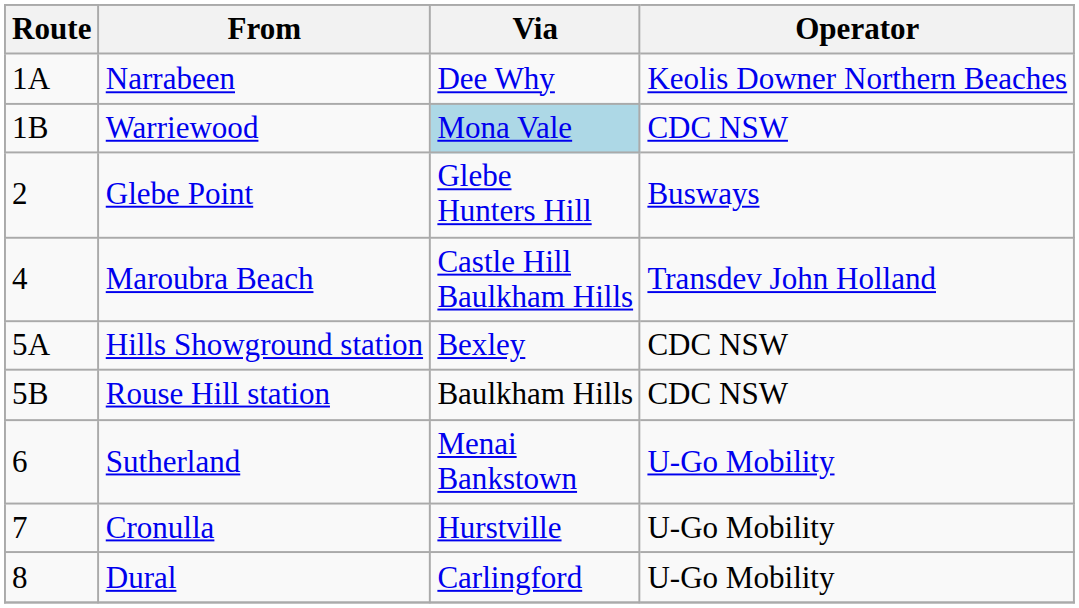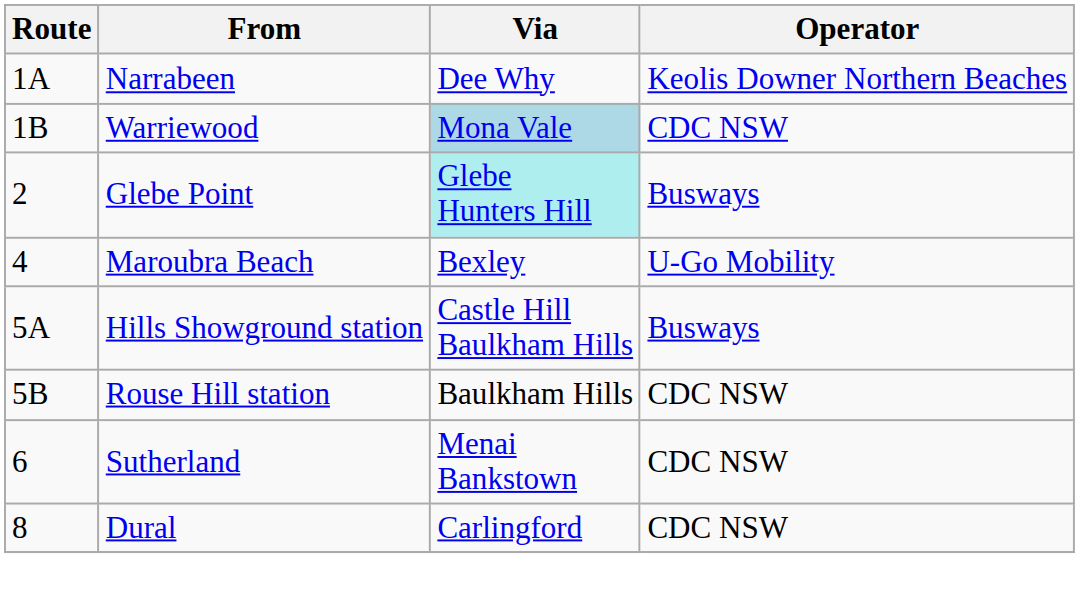(515, 194) no background -> (515, 194) paleturquoise background
(535, 278) Castle Hill Baulkham Hills -> (481, 260) Bexley
(792, 278) Transdev John Holland -> (741, 260) U-Go Mobility
(481, 345) Bexley -> (535, 327) Castle Hill Baulkham Hills
(718, 345) CDC NSW -> (703, 327) Busways
(741, 461) U-Go Mobility -> (718, 461) CDC NSW
- row: (160, 527)
(741, 576) U-Go Mobility -> (718, 527) CDC NSW
